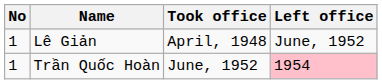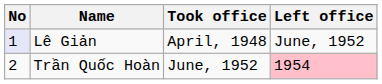(13, 41) no background -> (13, 41) lavender background
(13, 66) 1 -> (13, 66) 2
